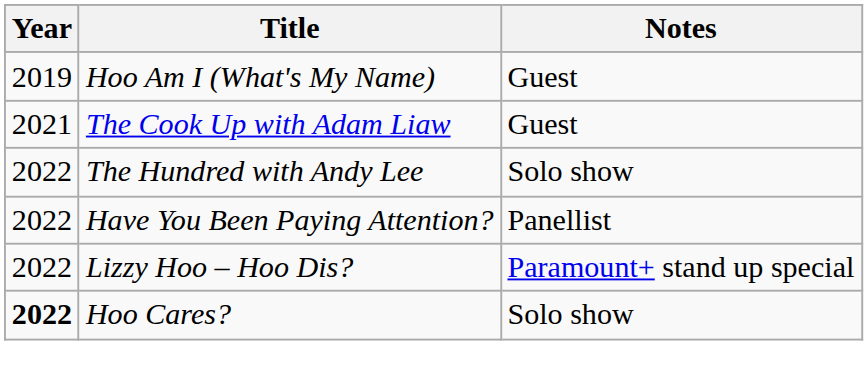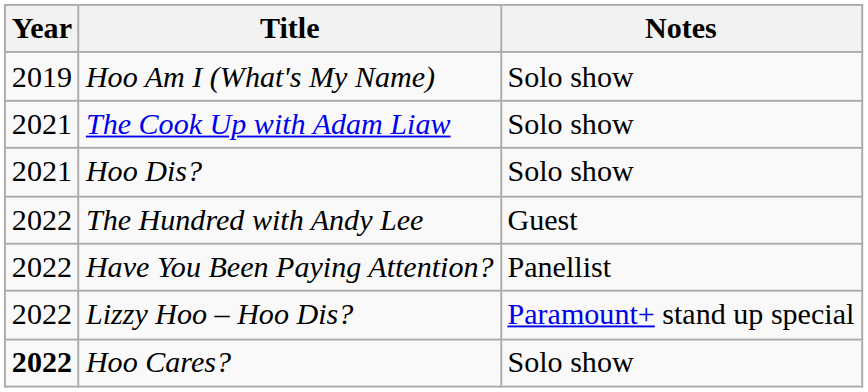(543, 76) Guest -> (571, 76) Solo show
(543, 123) Guest -> (571, 123) Solo show
+ row: (144, 171)
(571, 171) Solo show -> (543, 219) Guest
